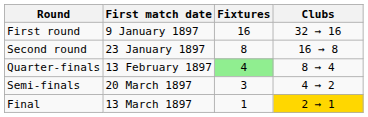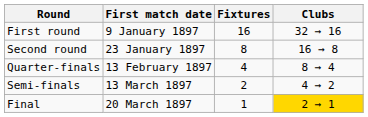(244, 67) lightgreen background -> (244, 67) no background
(149, 85) 20 March 1897 -> (149, 85) 13 March 1897
(244, 85) 3 -> (244, 85) 2
(149, 103) 13 March 1897 -> (149, 103) 20 March 1897
